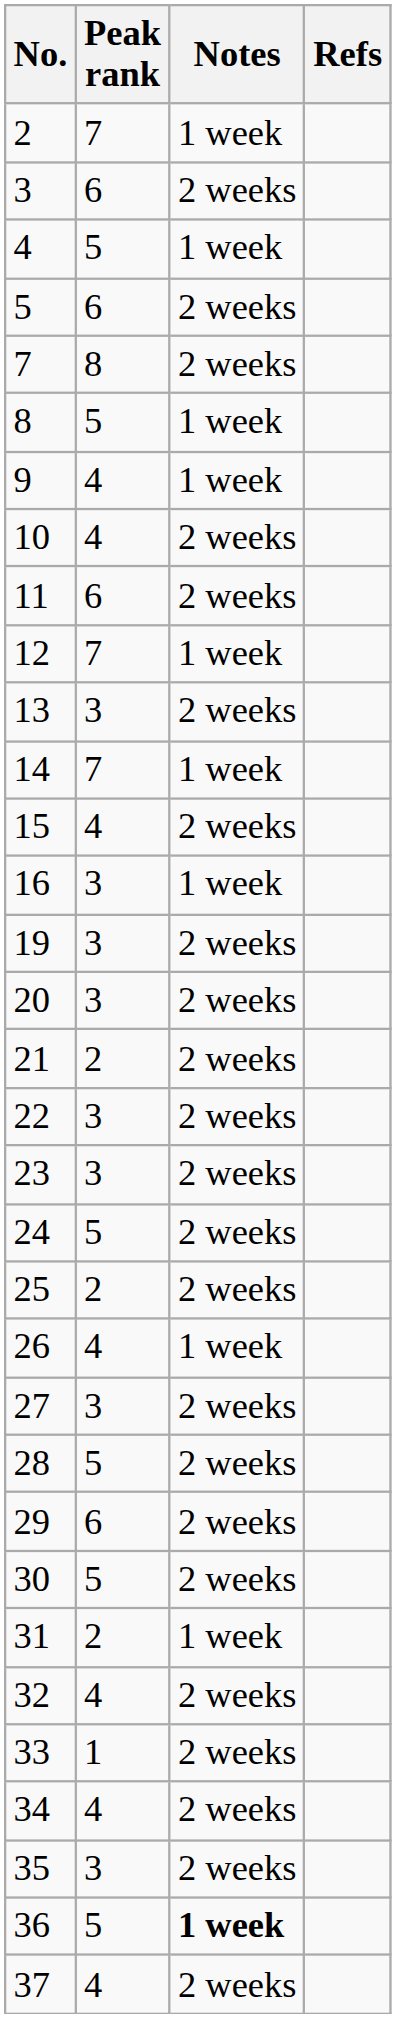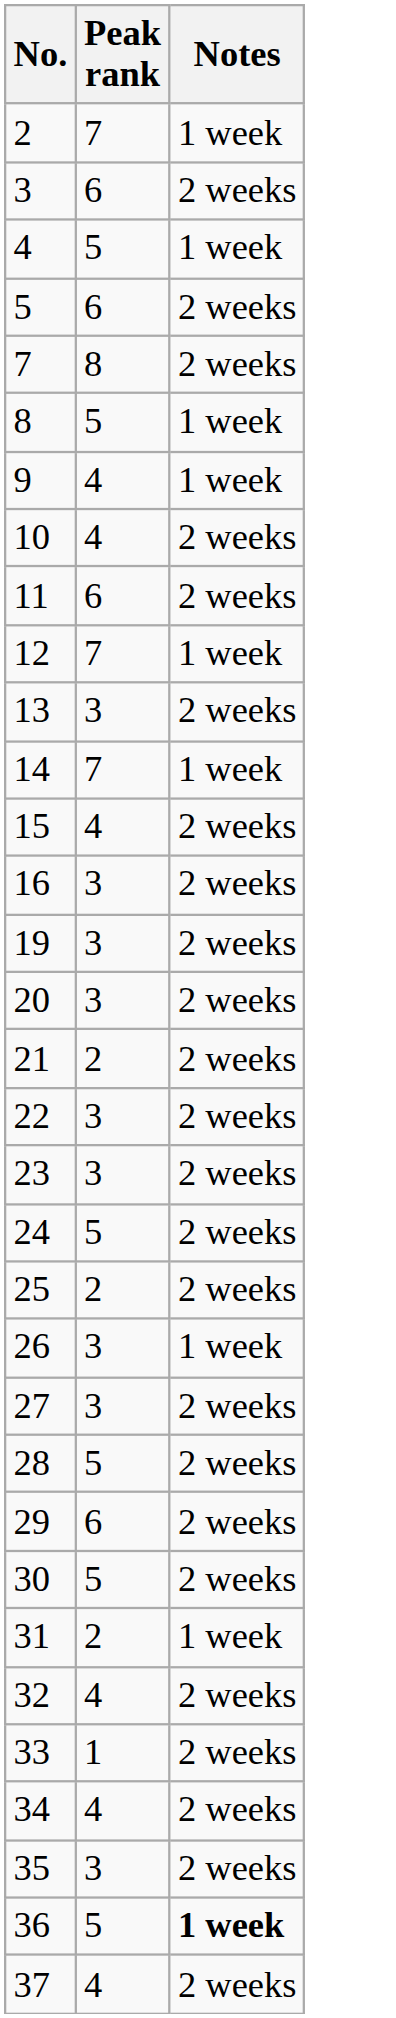- column: (348, 53)
(230, 884) 1 week -> (237, 884) 2 weeks
(93, 1347) 4 -> (93, 1347) 3
